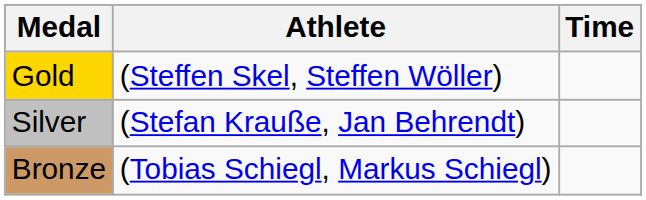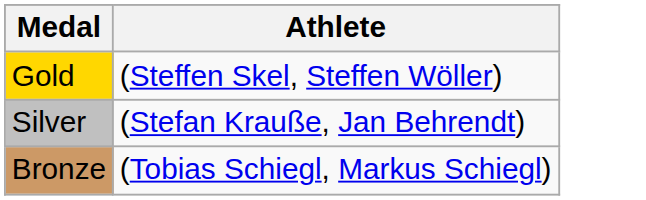- column: (600, 28)
